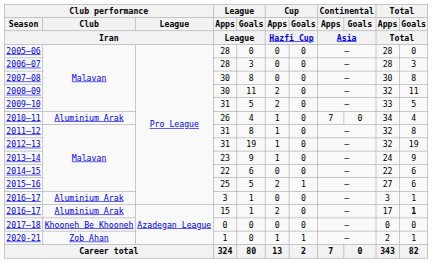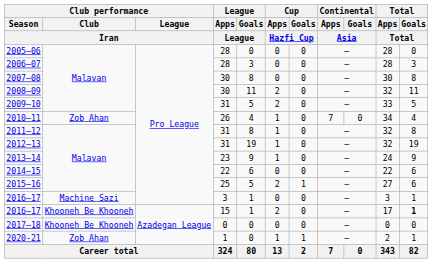(89, 118) Aluminium Arak -> (89, 118) Zob Ahan
(89, 198) Aluminium Arak -> (89, 198) Machine Sazi
(89, 211) Aluminium Arak -> (89, 211) Khooneh Be Khooneh
